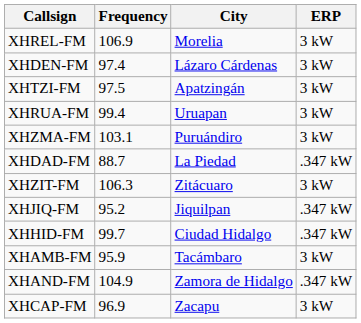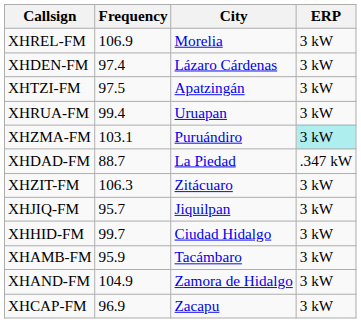(316, 137) no background -> (316, 137) paleturquoise background
(112, 209) 95.2 -> (112, 209) 95.7
(326, 209) .347 kW -> (316, 209) 3 kW
(326, 233) .347 kW -> (316, 233) 3 kW
(326, 281) .347 kW -> (316, 281) 3 kW
